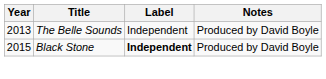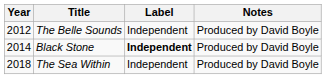(19, 30) 2013 -> (19, 30) 2012
(19, 47) 2015 -> (19, 47) 2014
+ row: (73, 64)
